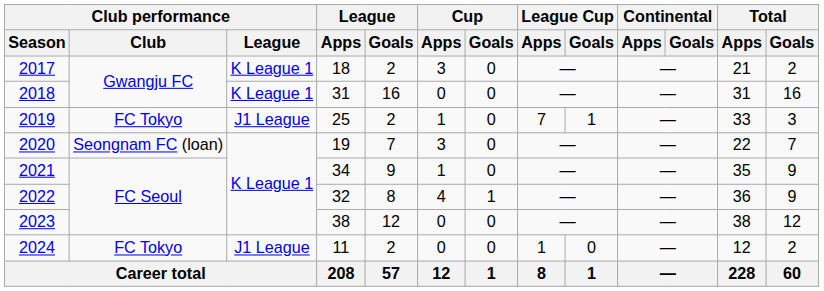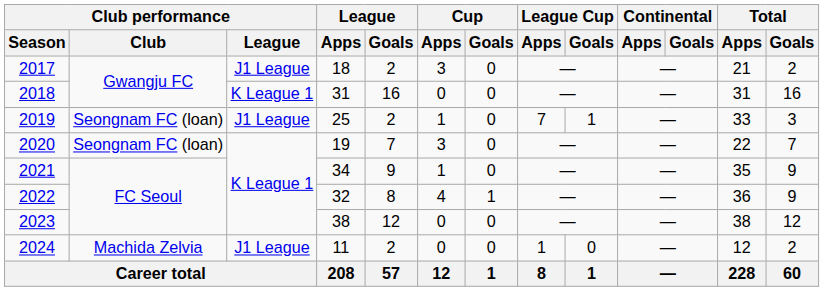(272, 68) K League 1 -> (272, 68) J1 League
(148, 119) FC Tokyo -> (148, 119) Seongnam FC (loan)
(148, 247) FC Tokyo -> (148, 247) Machida Zelvia
